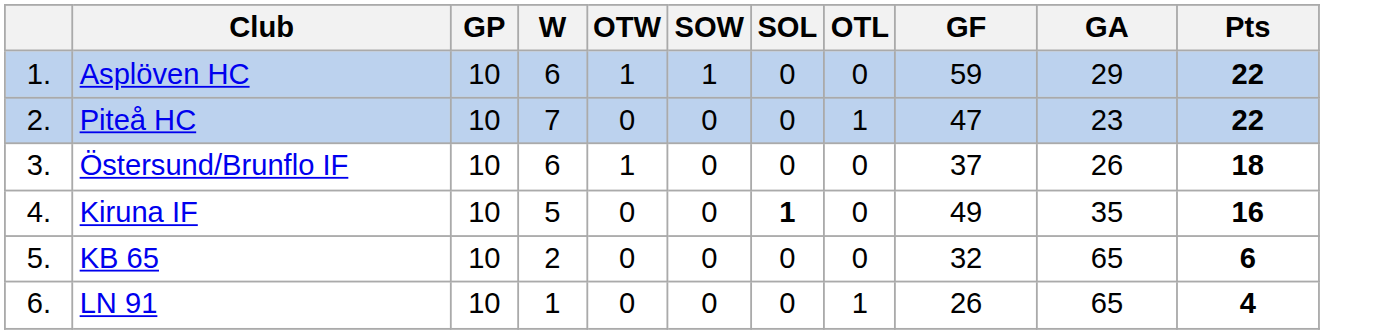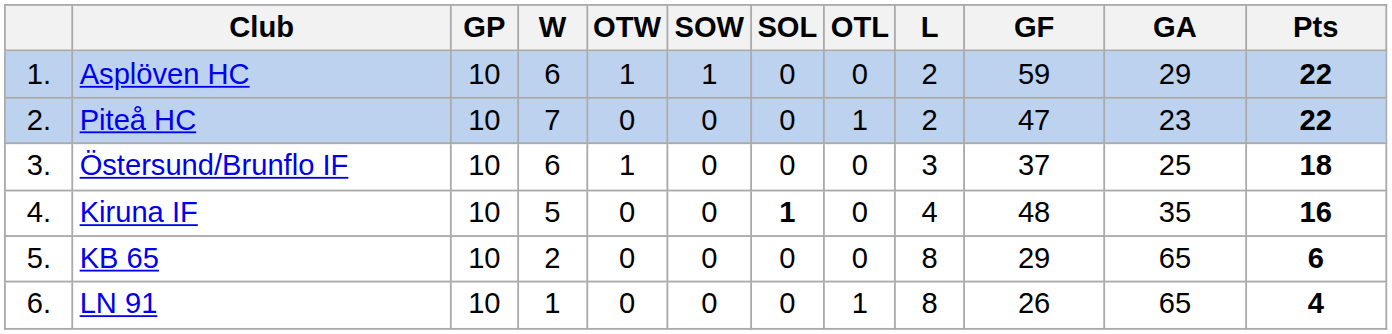+ column: (930, 27)
(1107, 166) 26 -> (1175, 166) 25
(966, 212) 49 -> (1034, 212) 48
(966, 258) 32 -> (1034, 258) 29
